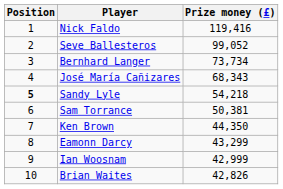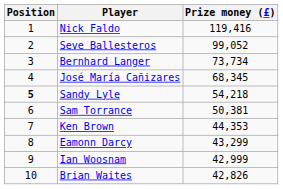(230, 78) 68,343 -> (230, 78) 68,345
(230, 127) 44,350 -> (230, 127) 44,353
